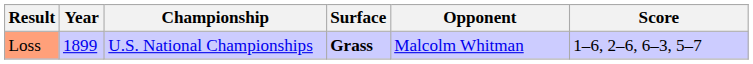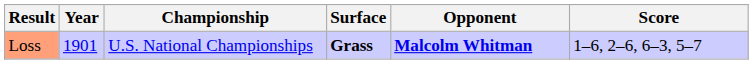(80, 45) 1899 -> (80, 45) 1901
(459, 45) normal -> (463, 45) bold
